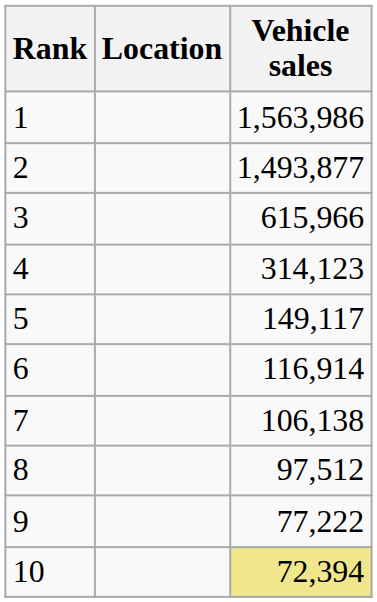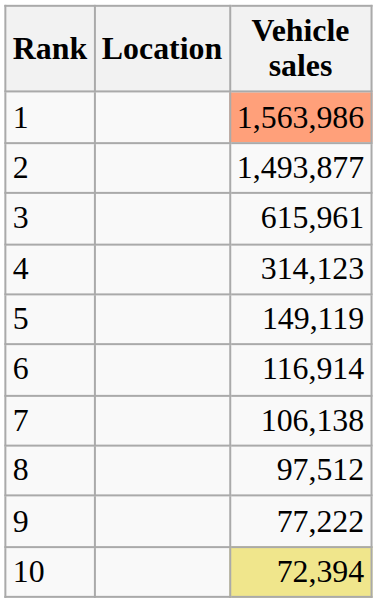(301, 116) no background -> (301, 116) lightsalmon background
(312, 217) 615,966 -> (312, 217) 615,961
(313, 318) 149,117 -> (313, 318) 149,119
